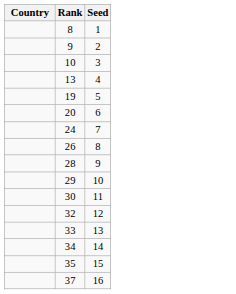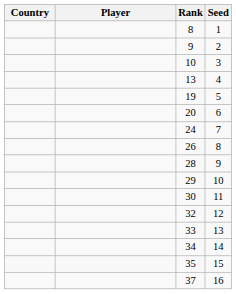+ column: (116, 12)
